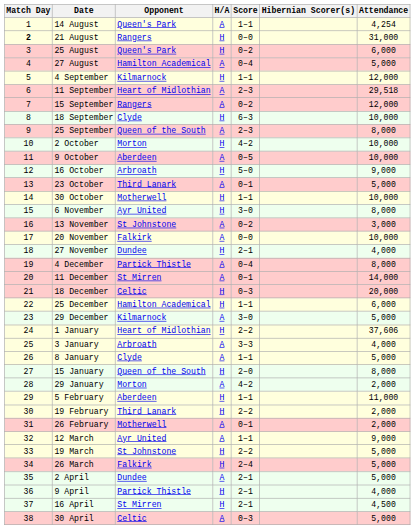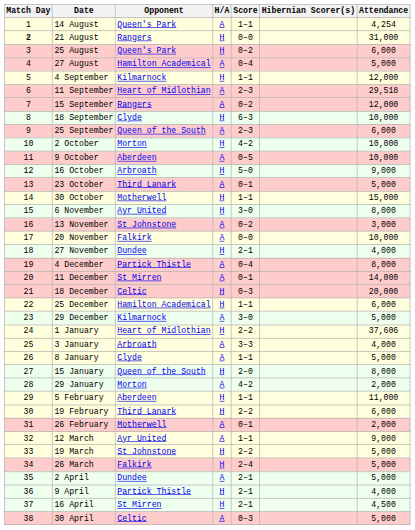(384, 131) 8,000 -> (384, 131) 6,000
(384, 198) 10,000 -> (384, 198) 15,000
(384, 411) 2,000 -> (384, 411) 6,000
